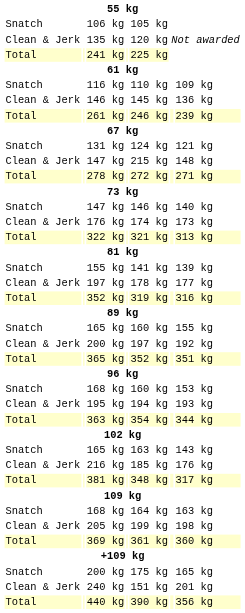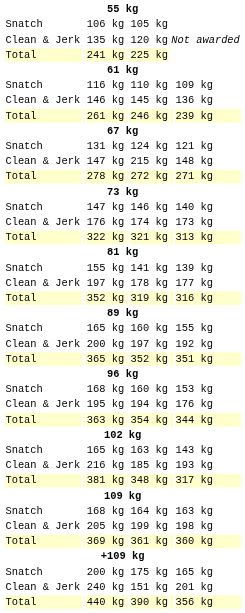(194, 405) 193 kg -> (194, 405) 176 kg
(194, 465) 176 kg -> (194, 465) 193 kg
